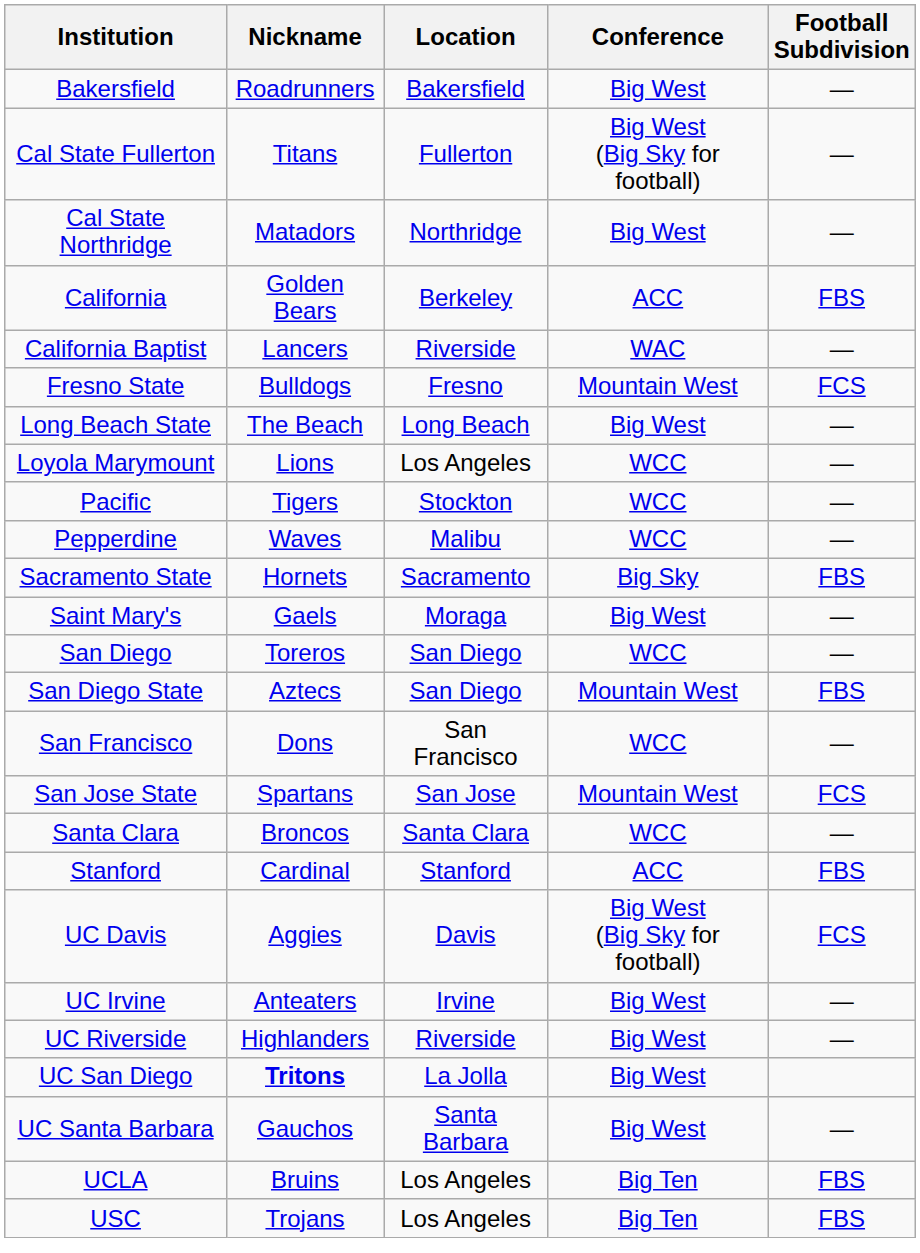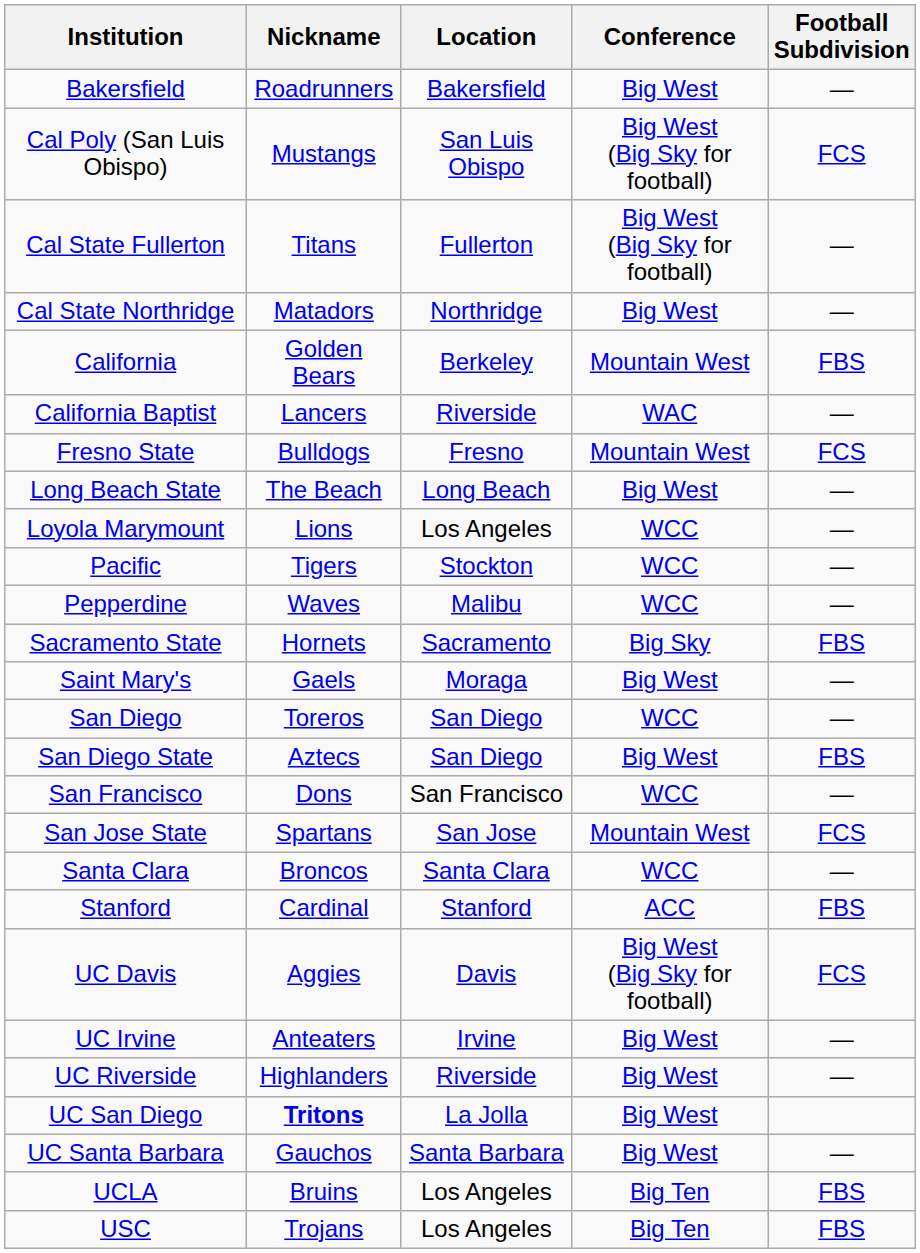+ row: (126, 153)
(658, 297) ACC -> (670, 362) Mountain West
(658, 691) Mountain West -> (670, 756) Big West
